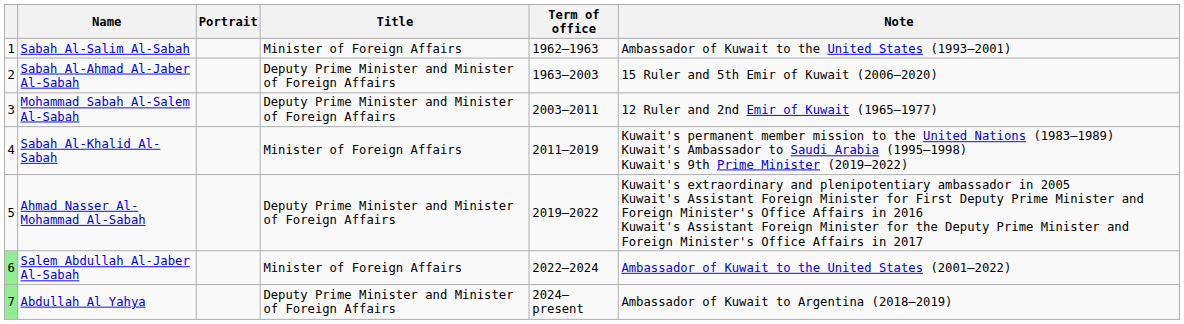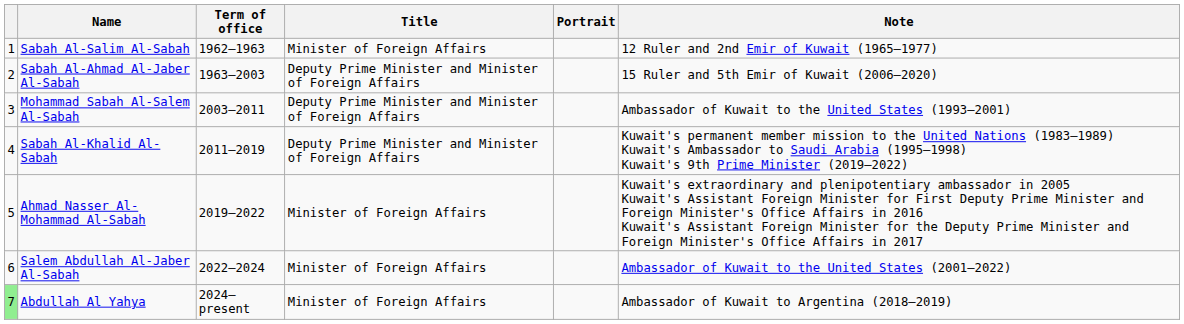columns swapped: (228, 21) <-> (574, 21)
(816, 48) Ambassador of Kuwait to the United States (1993–2001) -> (780, 48) 12 Ruler and 2nd Emir of Kuwait (1965–1977)
(780, 109) 12 Ruler and 2nd Emir of Kuwait (1965–1977) -> (816, 109) Ambassador of Kuwait to the United States (1993–2001)
(363, 150) Minister of Foreign Affairs -> (413, 150) Deputy Prime Minister and Minister of Foreign Affairs
(388, 213) Deputy Prime Minister and Minister of Foreign Affairs -> (387, 213) Minister of Foreign Affairs
(11, 268) lightgreen background -> (11, 268) no background
(388, 302) Deputy Prime Minister and Minister of Foreign Affairs -> (387, 302) Minister of Foreign Affairs
